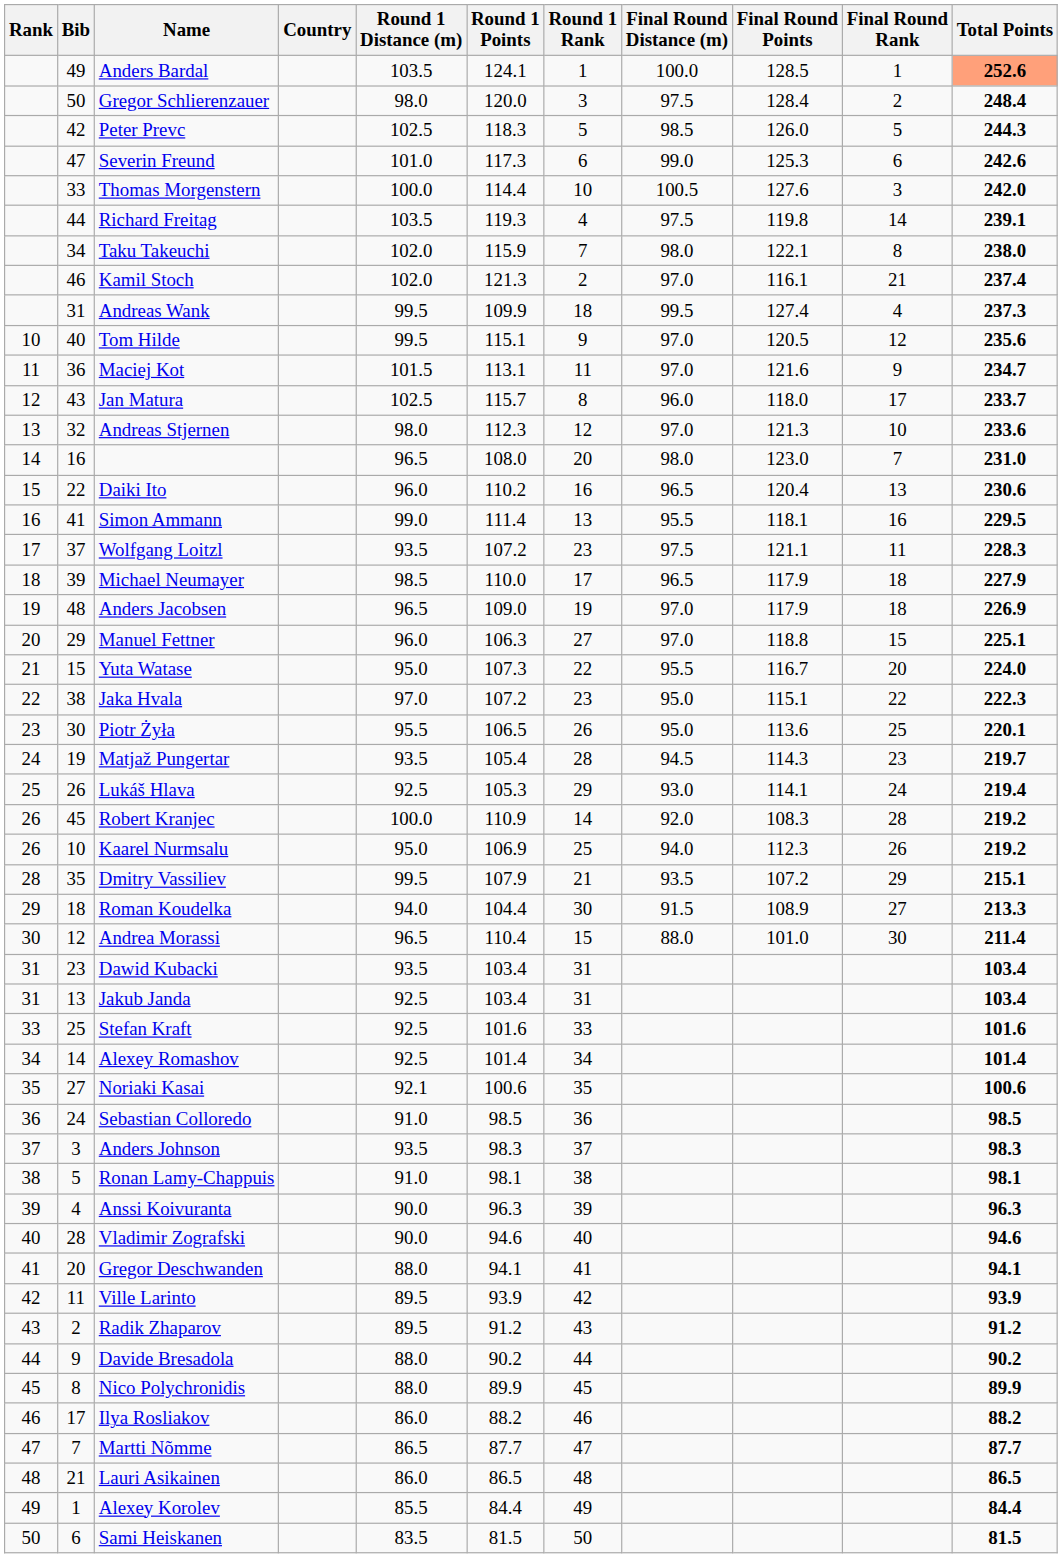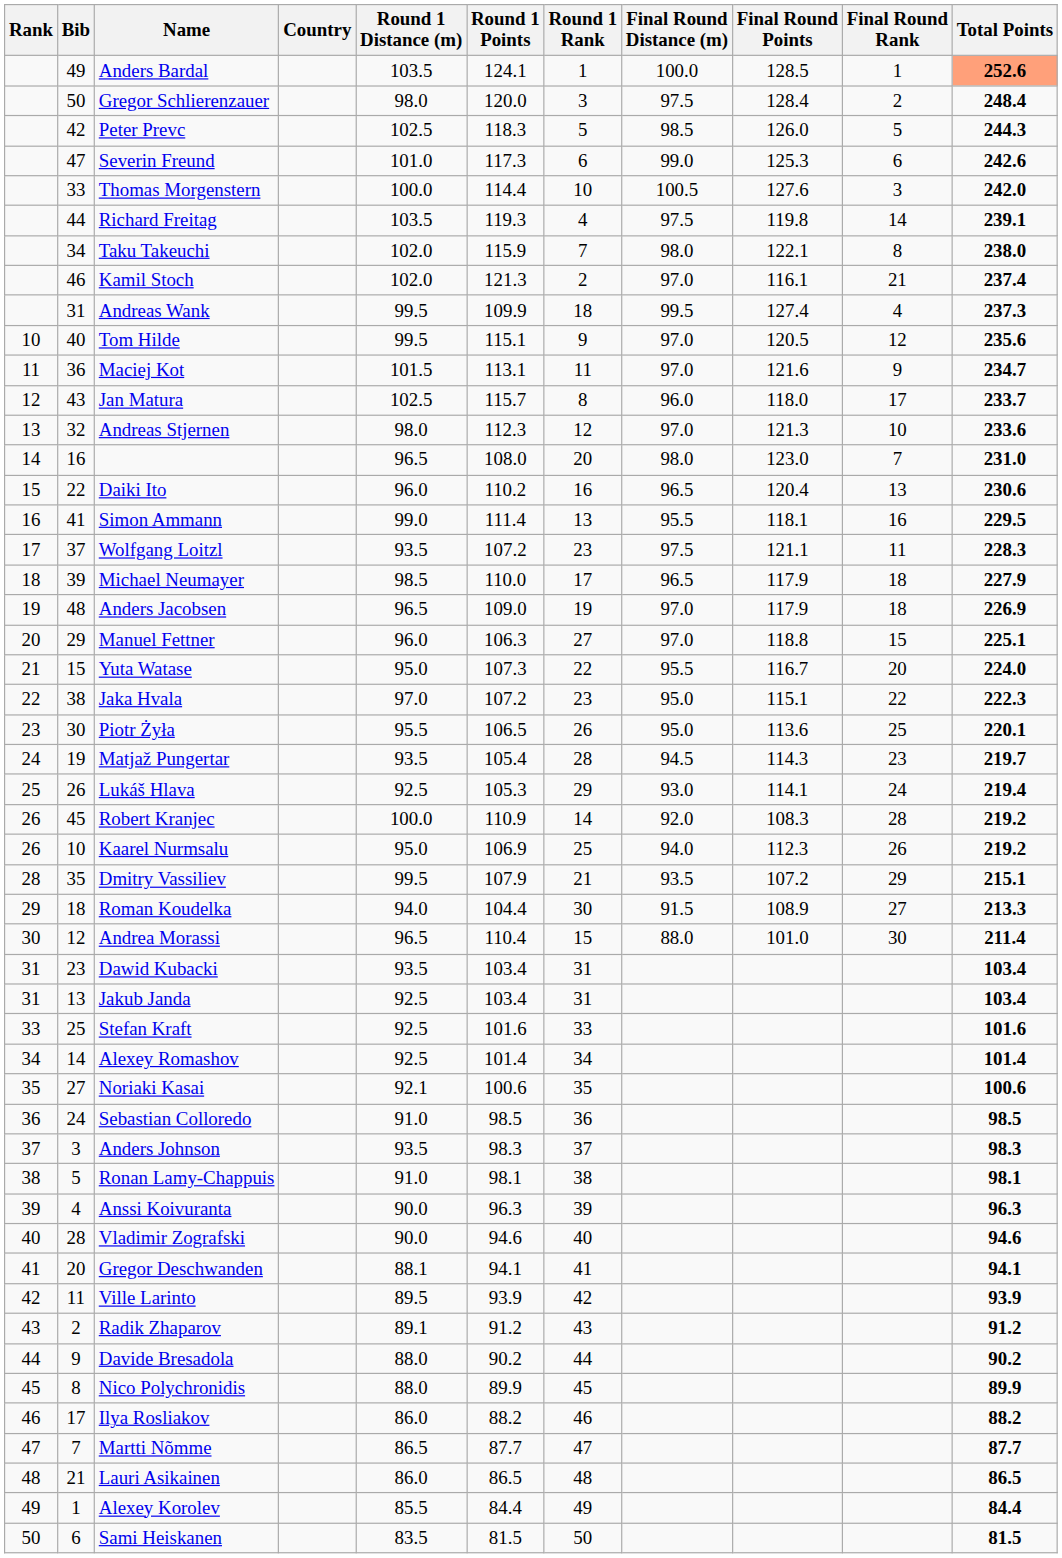(411, 1268) 88.0 -> (411, 1268) 88.1
(411, 1328) 89.5 -> (411, 1328) 89.1
